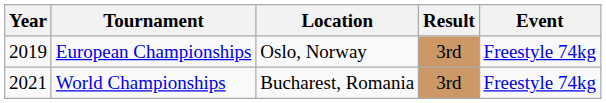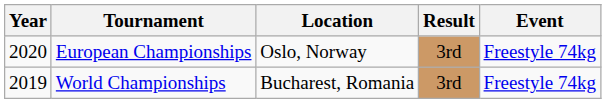(28, 51) 2019 -> (28, 51) 2020
(28, 83) 2021 -> (28, 83) 2019
